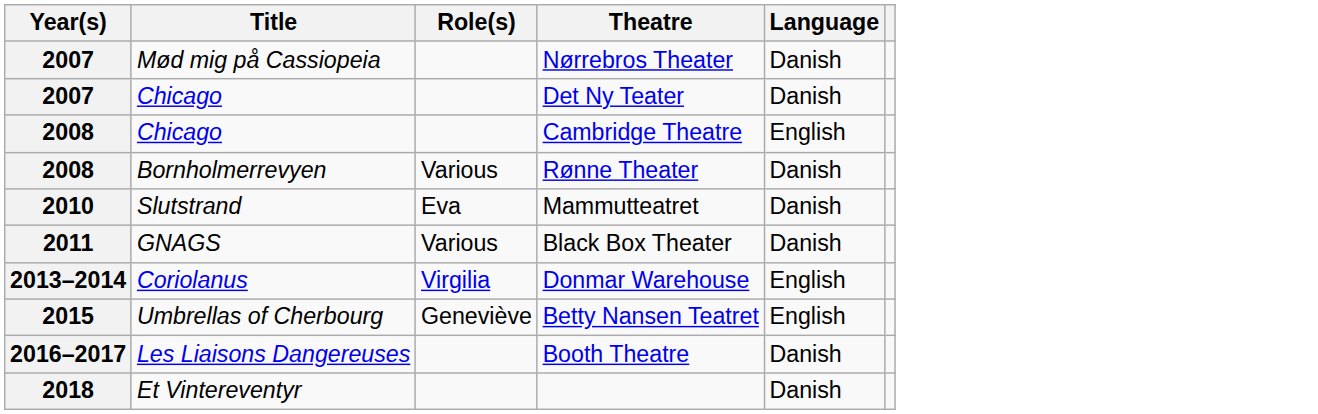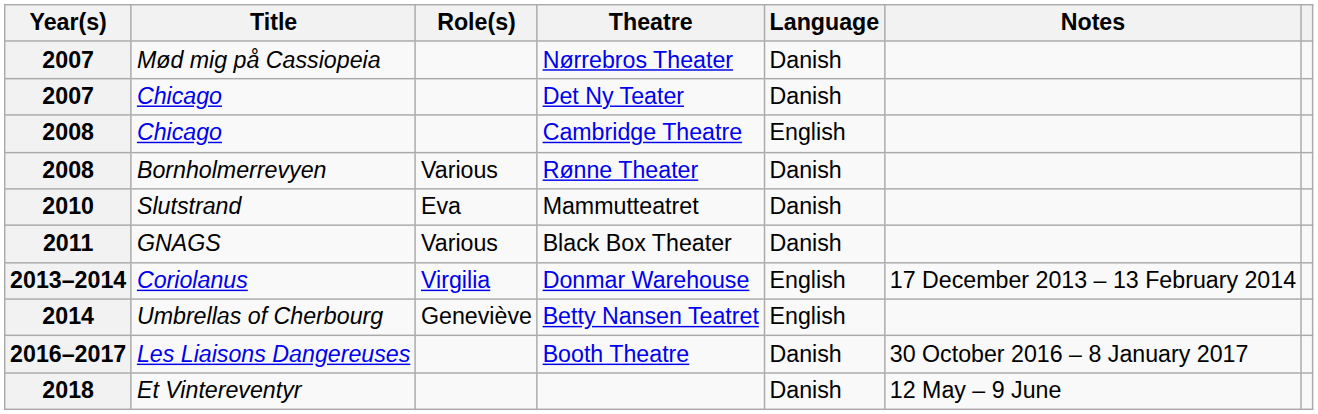+ column: (1093, 22)
(68, 317) 2015 -> (68, 317) 2014
